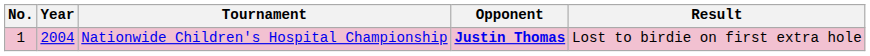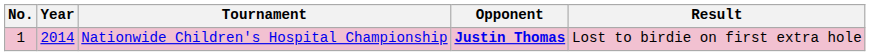(57, 39) 2004 -> (57, 39) 2014
